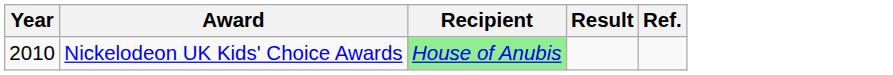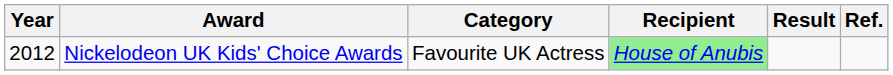+ column: (508, 20)
(32, 53) 2010 -> (32, 53) 2012
